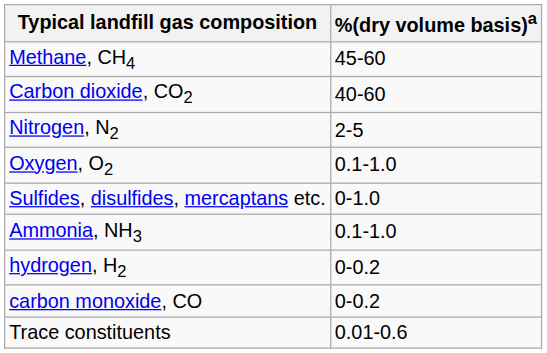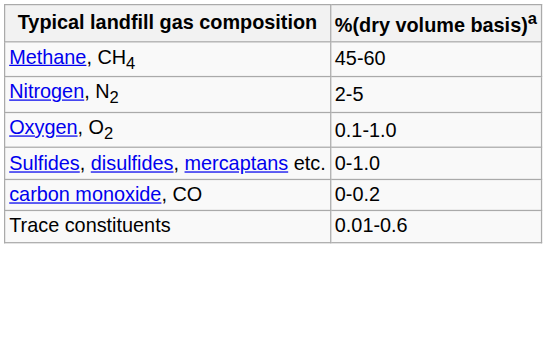- row: (101, 95)
- row: (76, 232)
- row: (68, 268)
